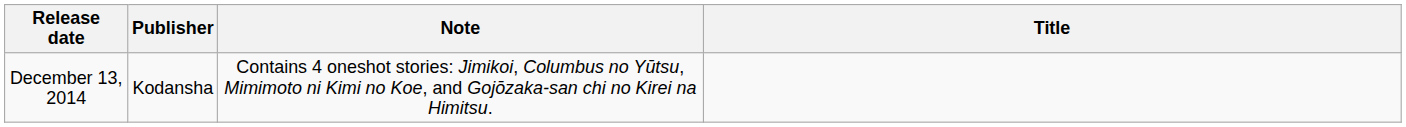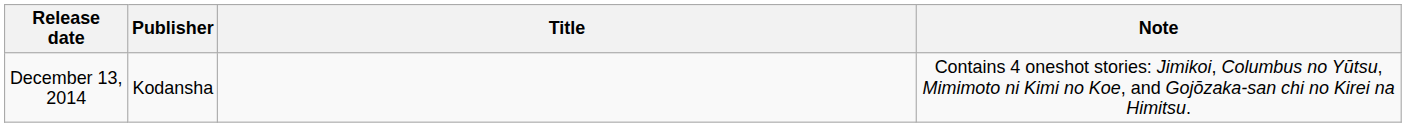columns swapped: (1052, 28) <-> (460, 28)
